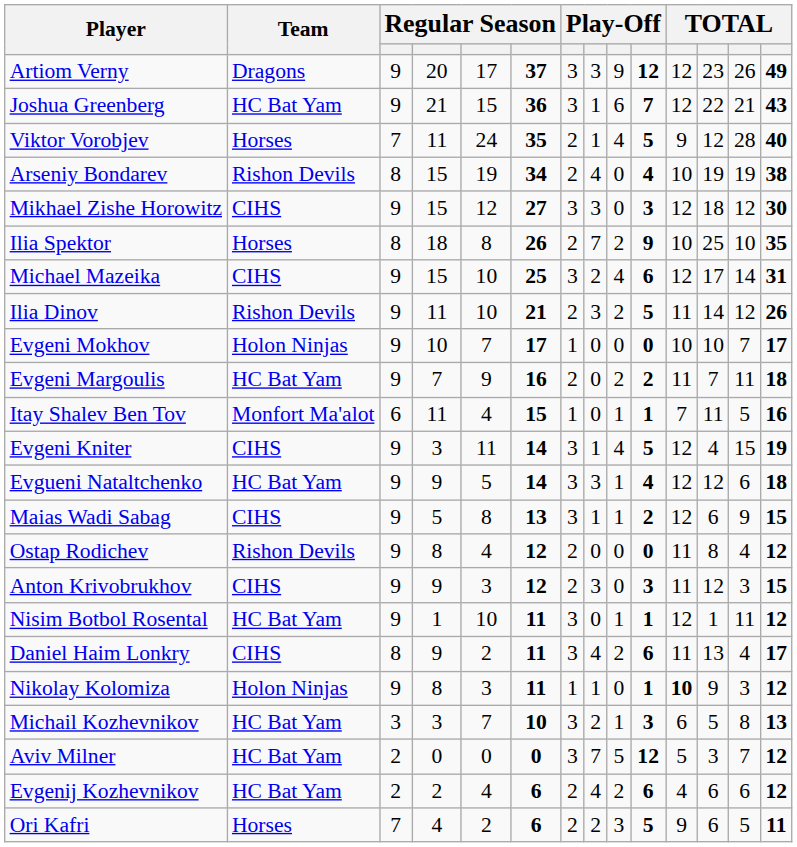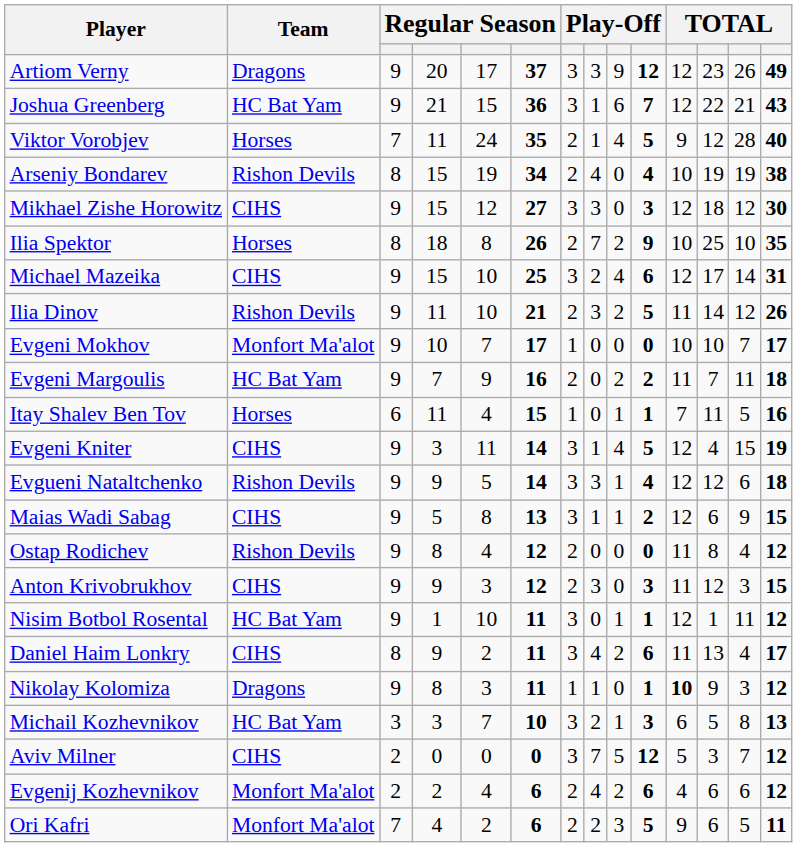(290, 345) Holon Ninjas -> (303, 345) Monfort Ma'alot
(303, 413) Monfort Ma'alot -> (262, 413) Horses
(287, 482) HC Bat Yam -> (293, 482) Rishon Devils
(290, 687) Holon Ninjas -> (269, 687) Dragons
(287, 756) HC Bat Yam -> (257, 756) CIHS
(287, 790) HC Bat Yam -> (303, 790) Monfort Ma'alot
(262, 824) Horses -> (303, 824) Monfort Ma'alot
